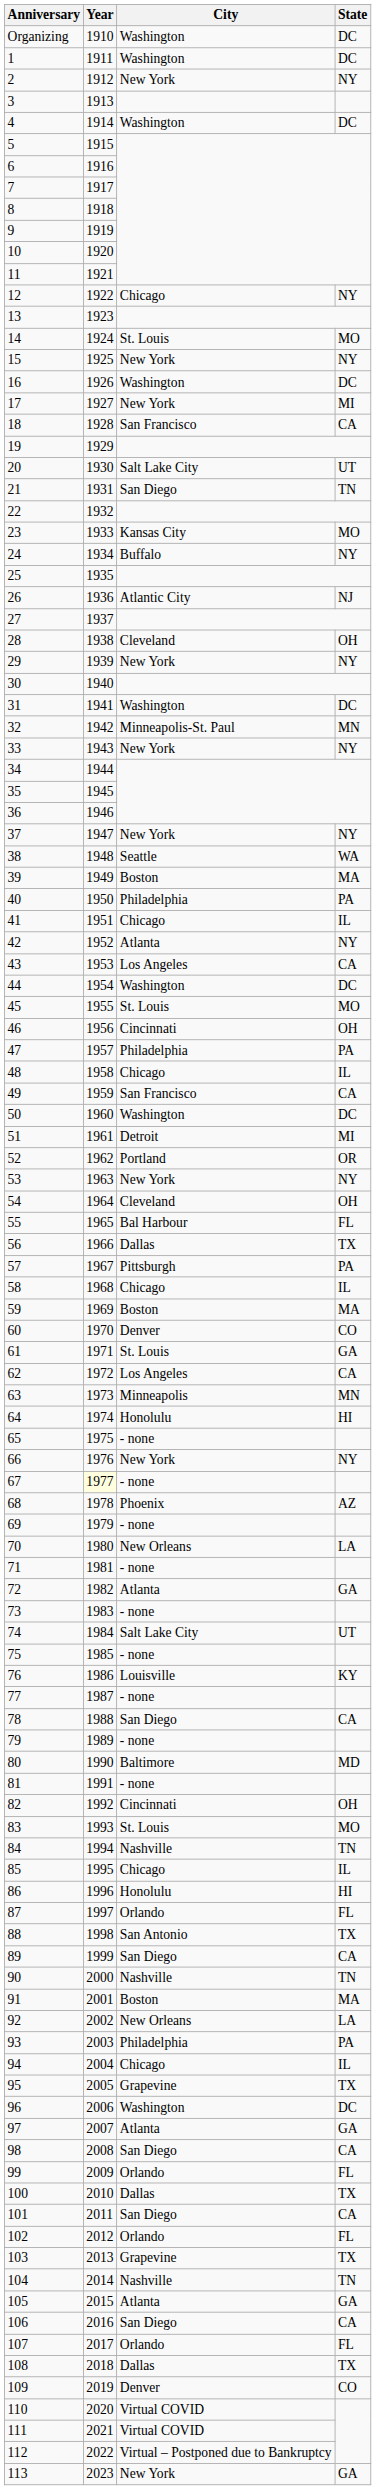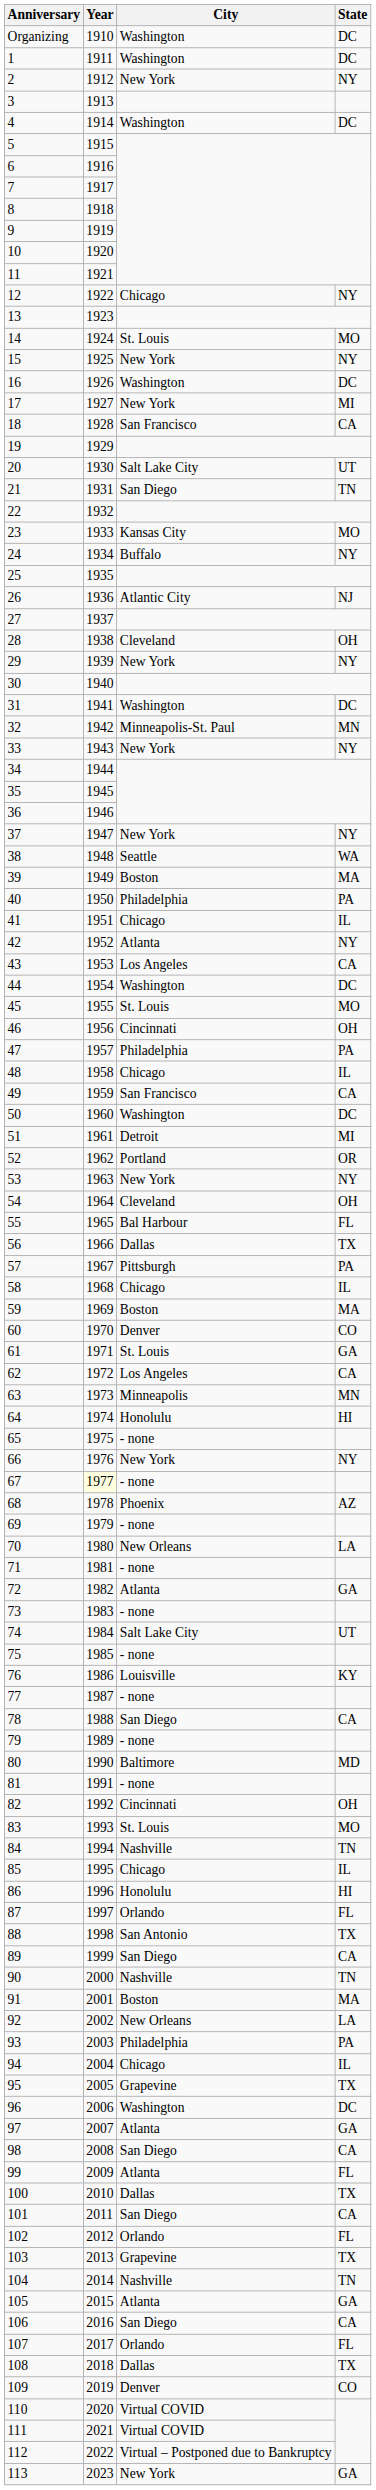(142, 2172) Orlando -> (140, 2172) Atlanta
